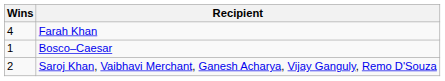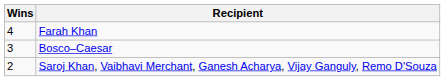(10, 48) 1 -> (10, 48) 3
